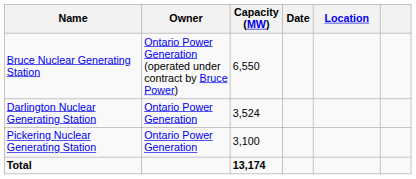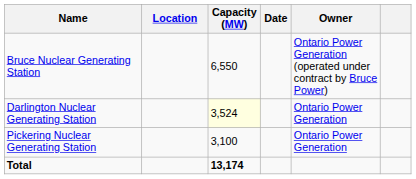columns swapped: (347, 19) <-> (186, 19)
(246, 113) no background -> (224, 113) lightyellow background
